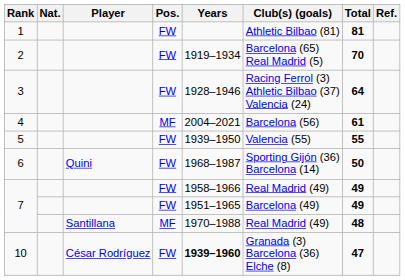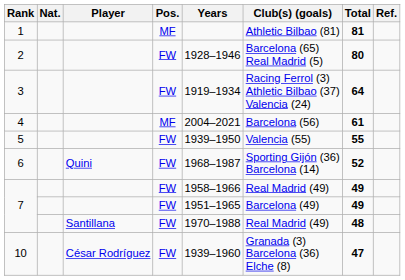(167, 31) FW -> (167, 31) MF
(212, 55) 1919–1934 -> (212, 55) 1928–1946
(358, 55) 70 -> (358, 55) 80
(212, 91) 1928–1946 -> (212, 91) 1919–1934
(358, 164) 50 -> (358, 164) 52
(167, 223) MF -> (167, 223) FW
(212, 254) bold -> (212, 254) normal
